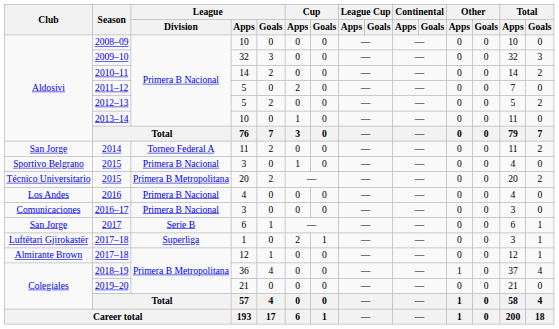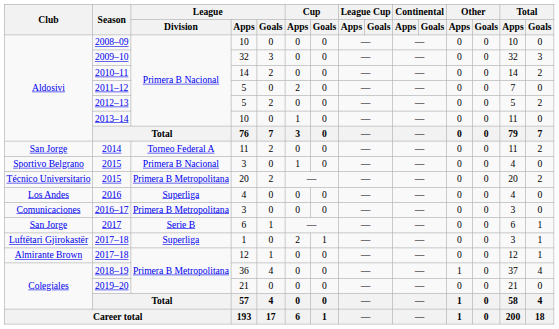(181, 194) Primera B Nacional -> (181, 194) Superliga
(181, 210) Primera B Nacional -> (181, 210) Primera B Metropolitana
